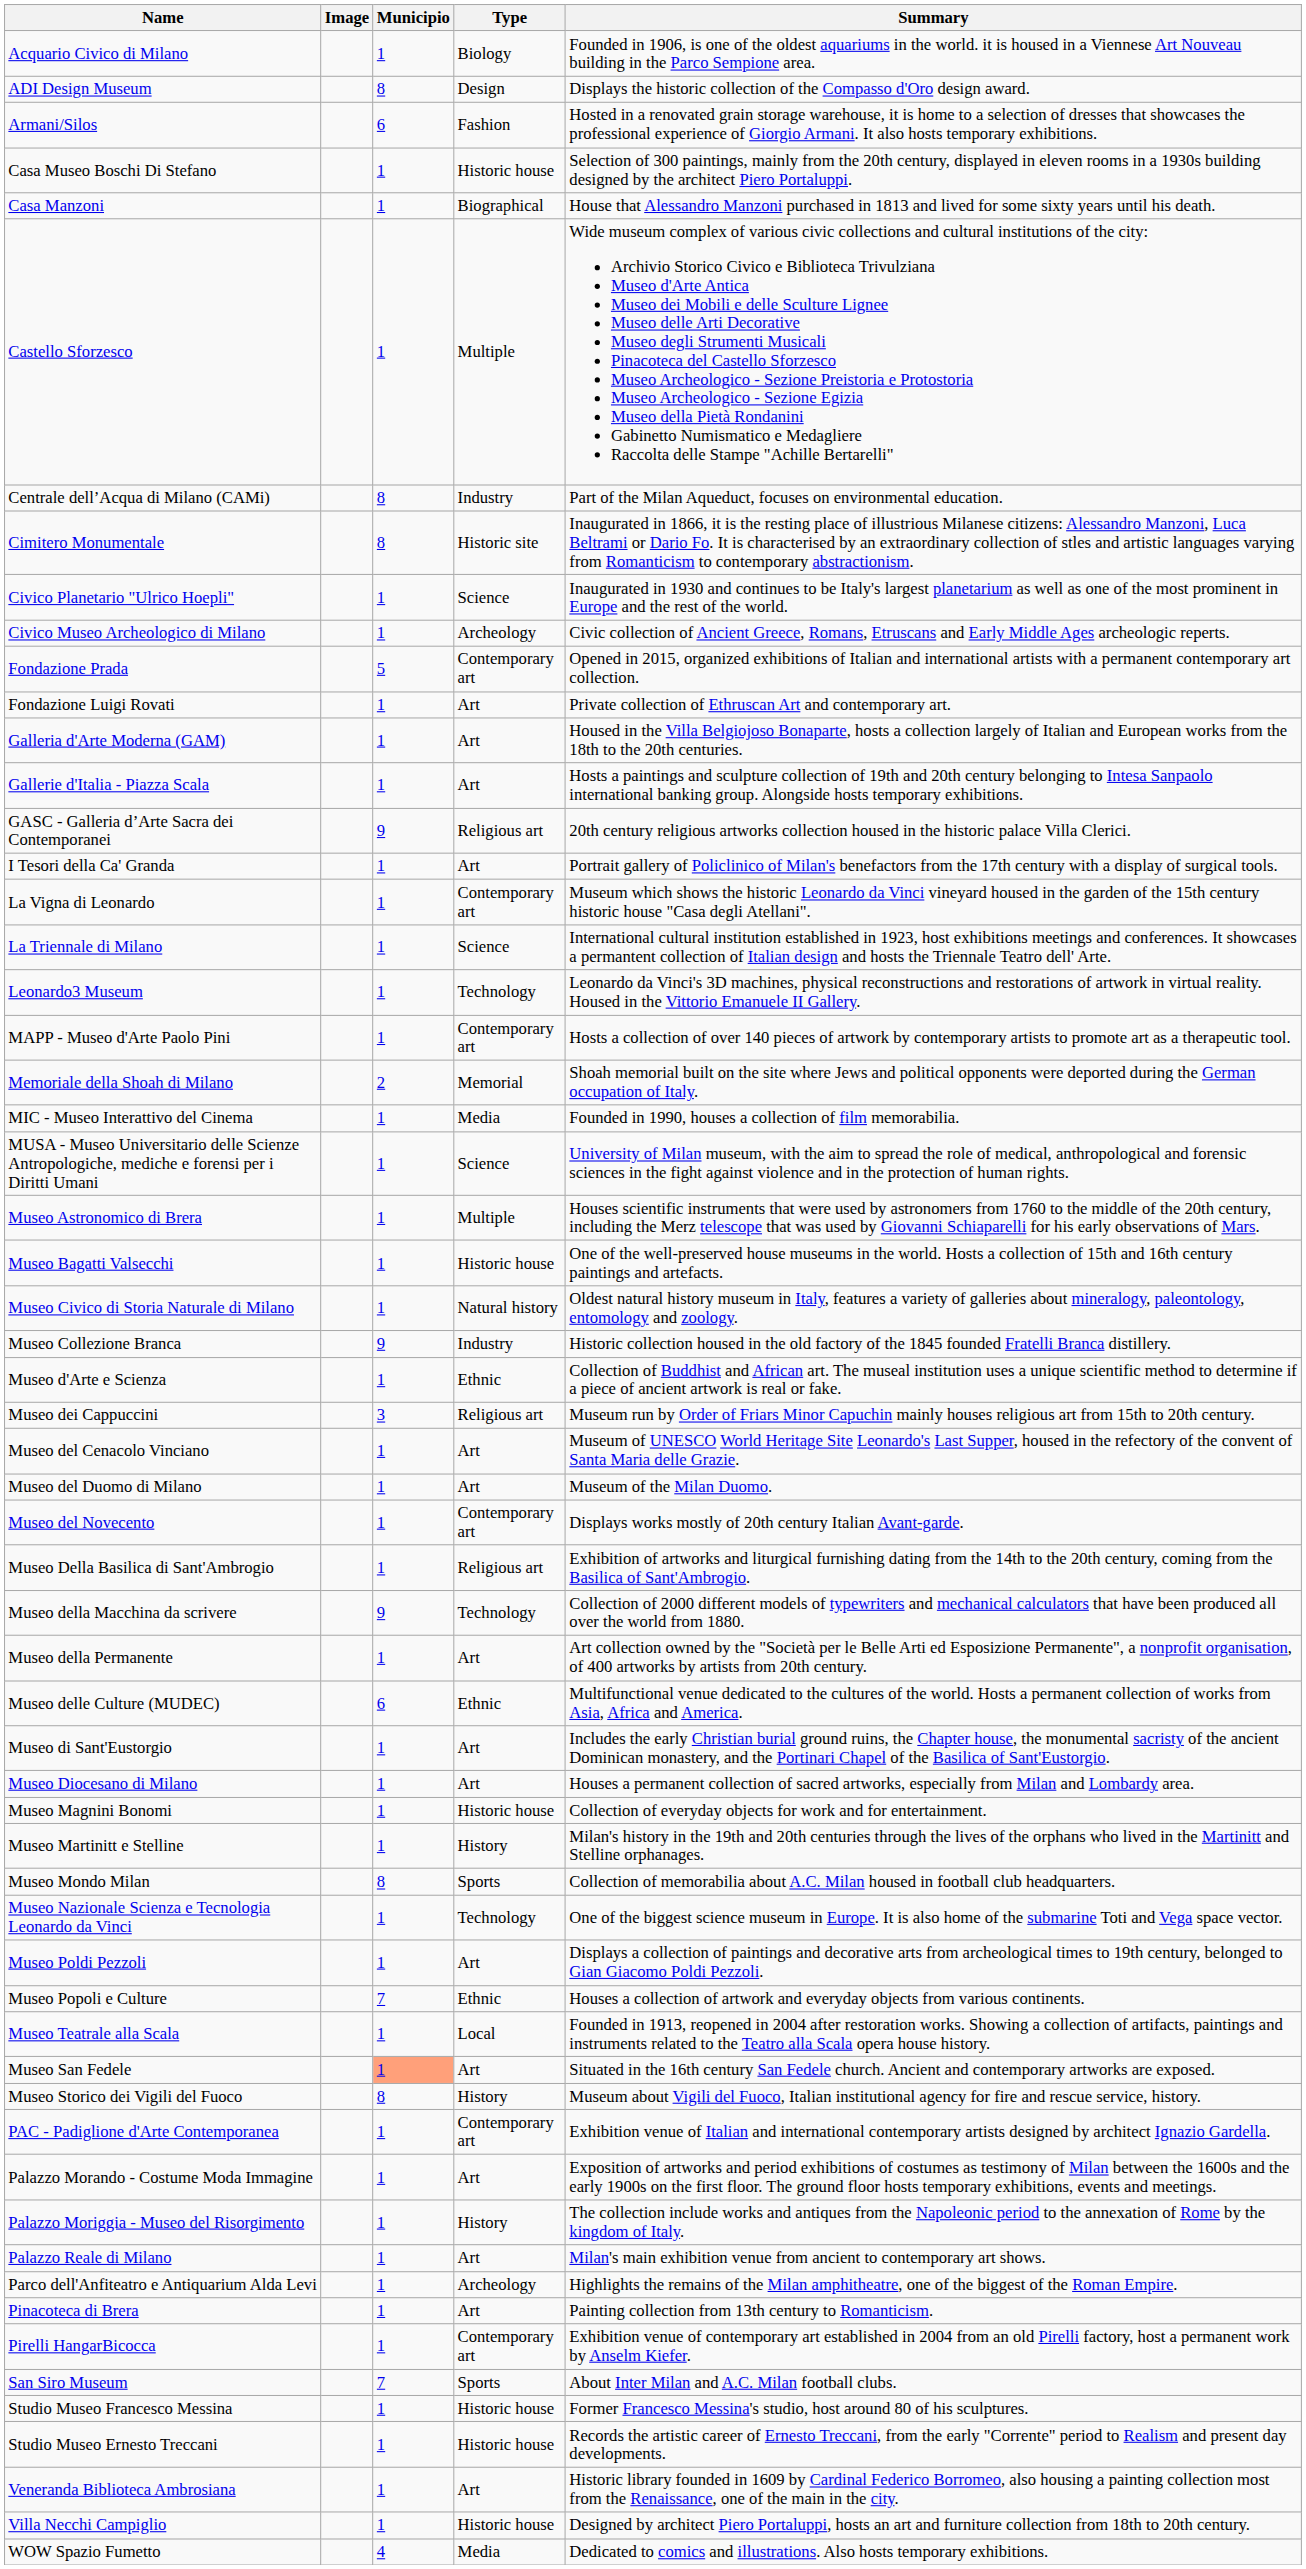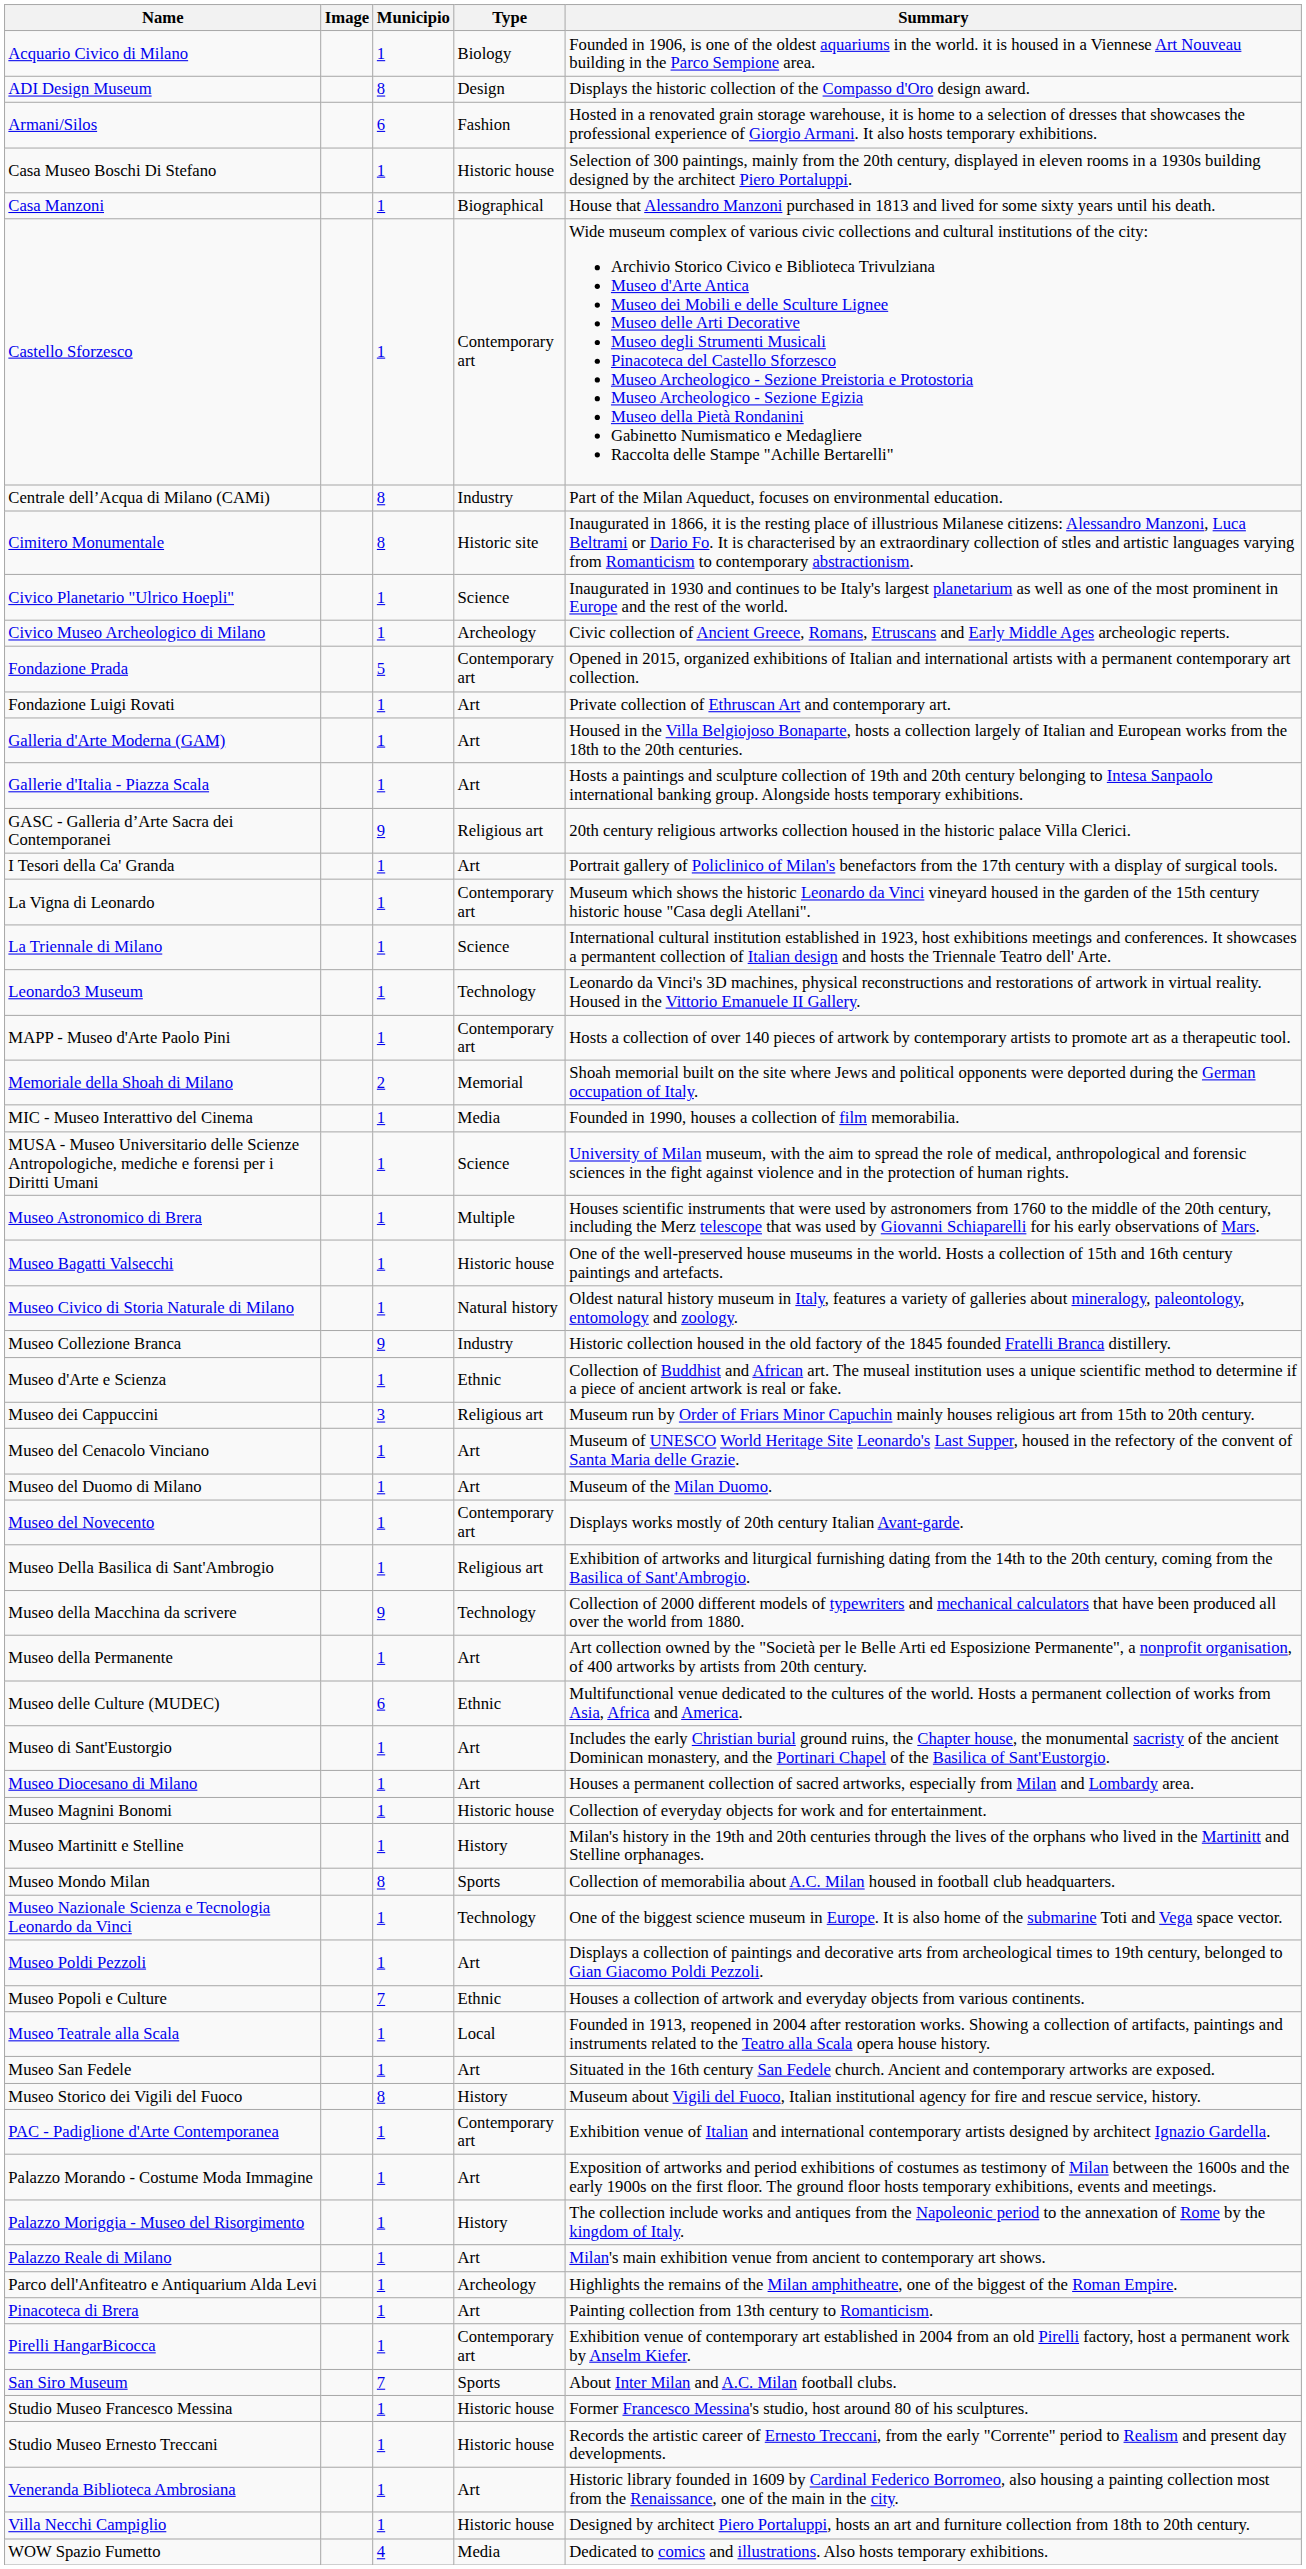(486, 351) Multiple -> (506, 351) Contemporary art
(381, 2069) lightsalmon background -> (381, 2069) no background
